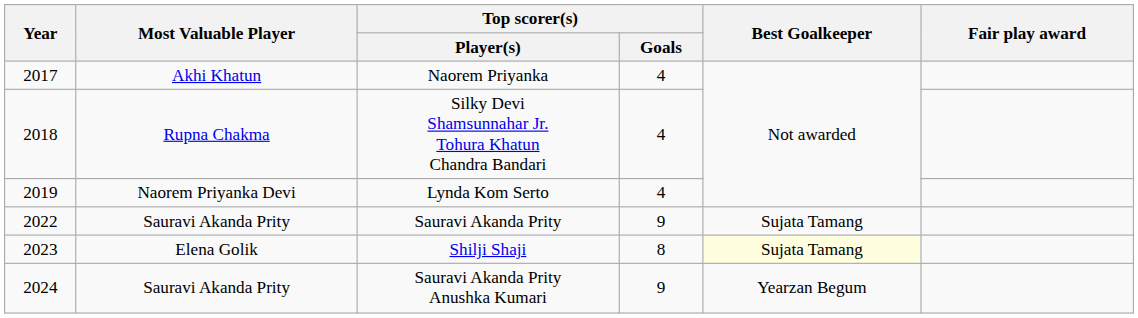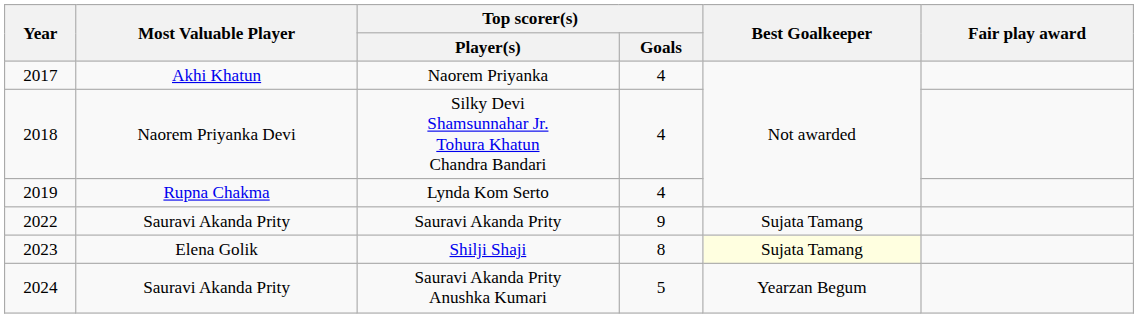(217, 134) Rupna Chakma -> (217, 134) Naorem Priyanka Devi
(217, 193) Naorem Priyanka Devi -> (217, 193) Rupna Chakma
(661, 288) 9 -> (661, 288) 5
